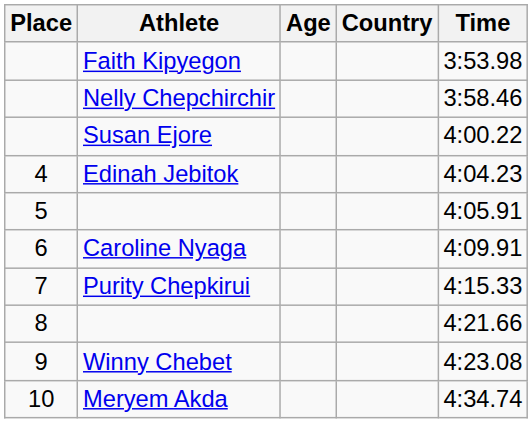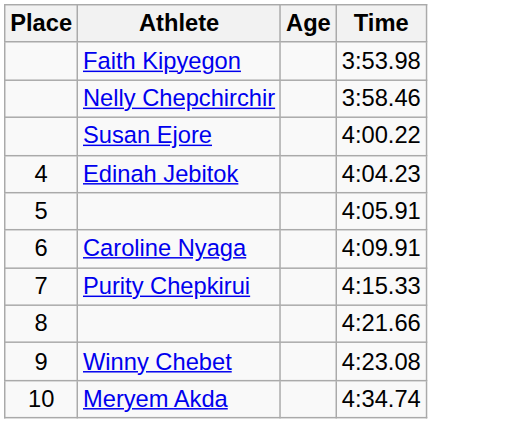- column: (387, 23)
